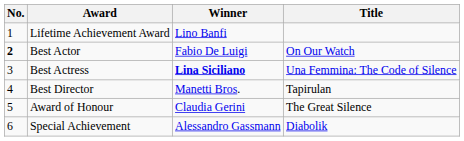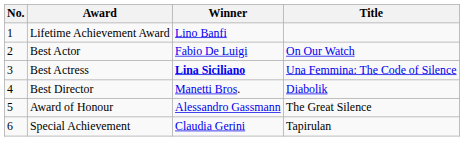(10, 51) bold -> (10, 51) normal
(309, 88) Tapirulan -> (307, 88) Diabolik
(210, 107) Claudia Gerini -> (228, 107) Alessandro Gassmann
(228, 126) Alessandro Gassmann -> (210, 126) Claudia Gerini
(307, 126) Diabolik -> (309, 126) Tapirulan
